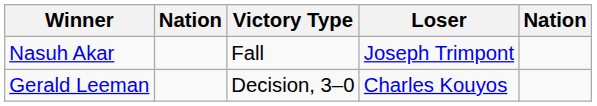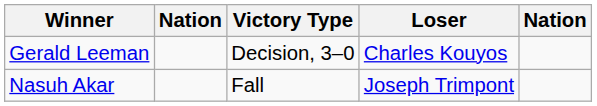rows swapped: (62, 52) <-> (79, 85)
